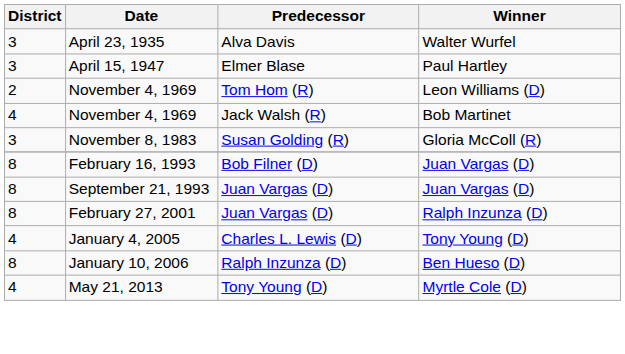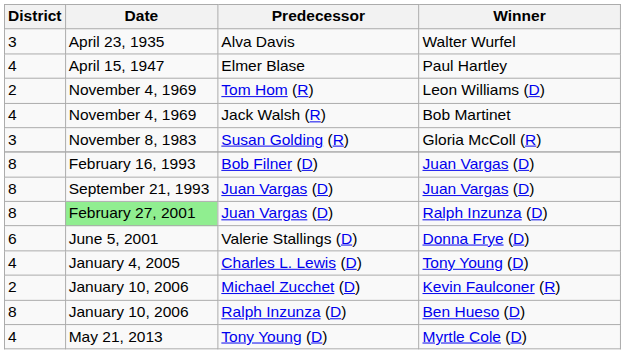(12, 66) 3 -> (12, 66) 4
(132, 213) no background -> (132, 213) lightgreen background
+ row: (289, 238)
+ row: (291, 287)
